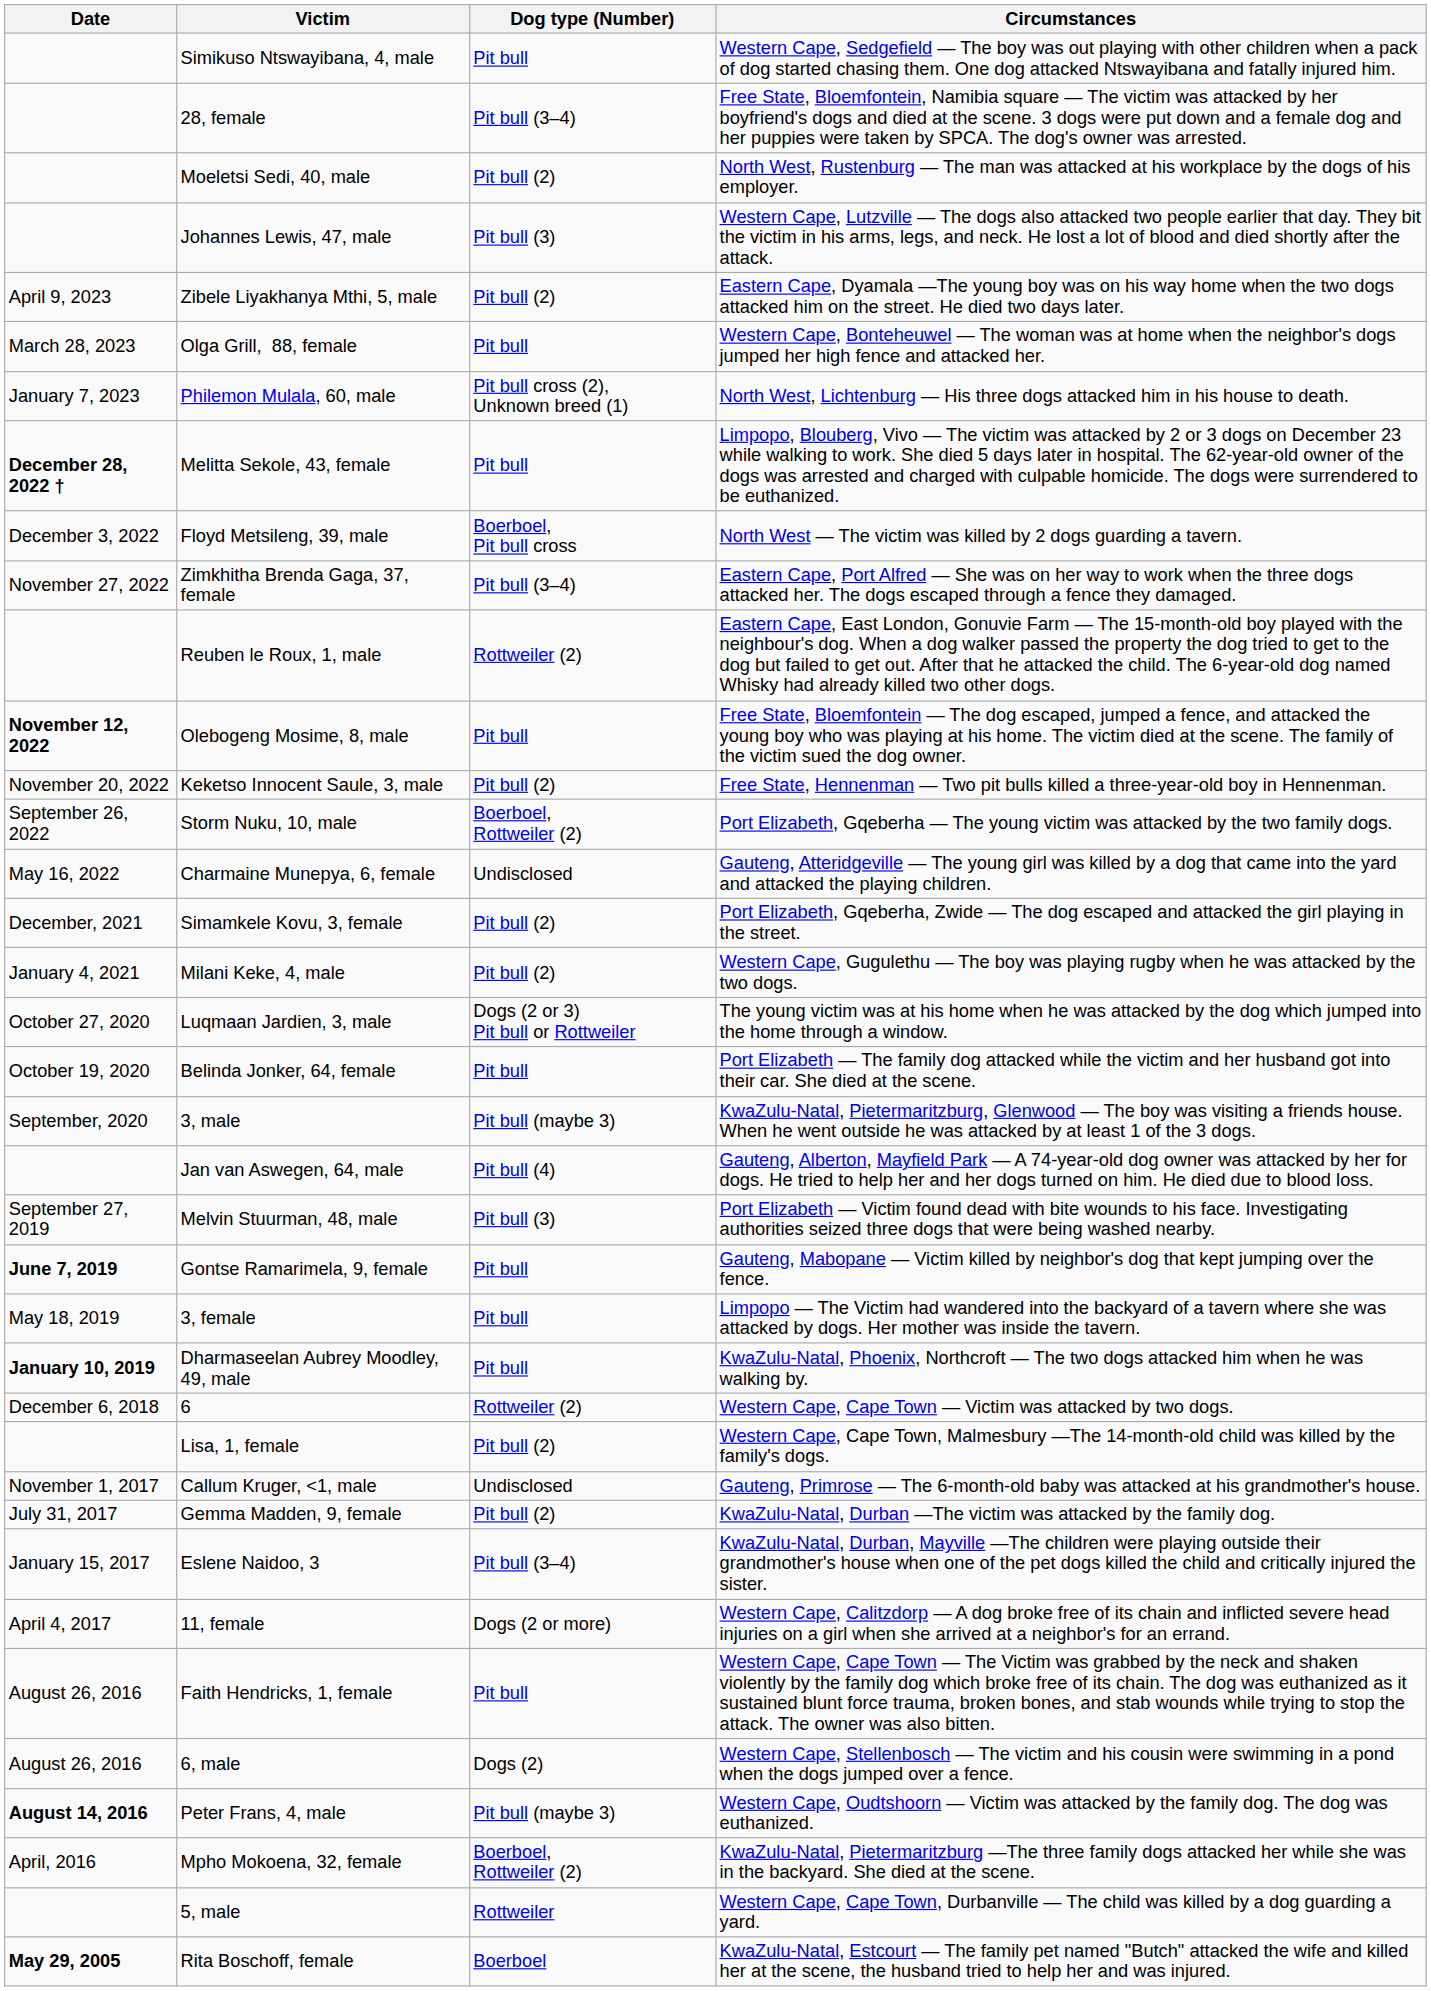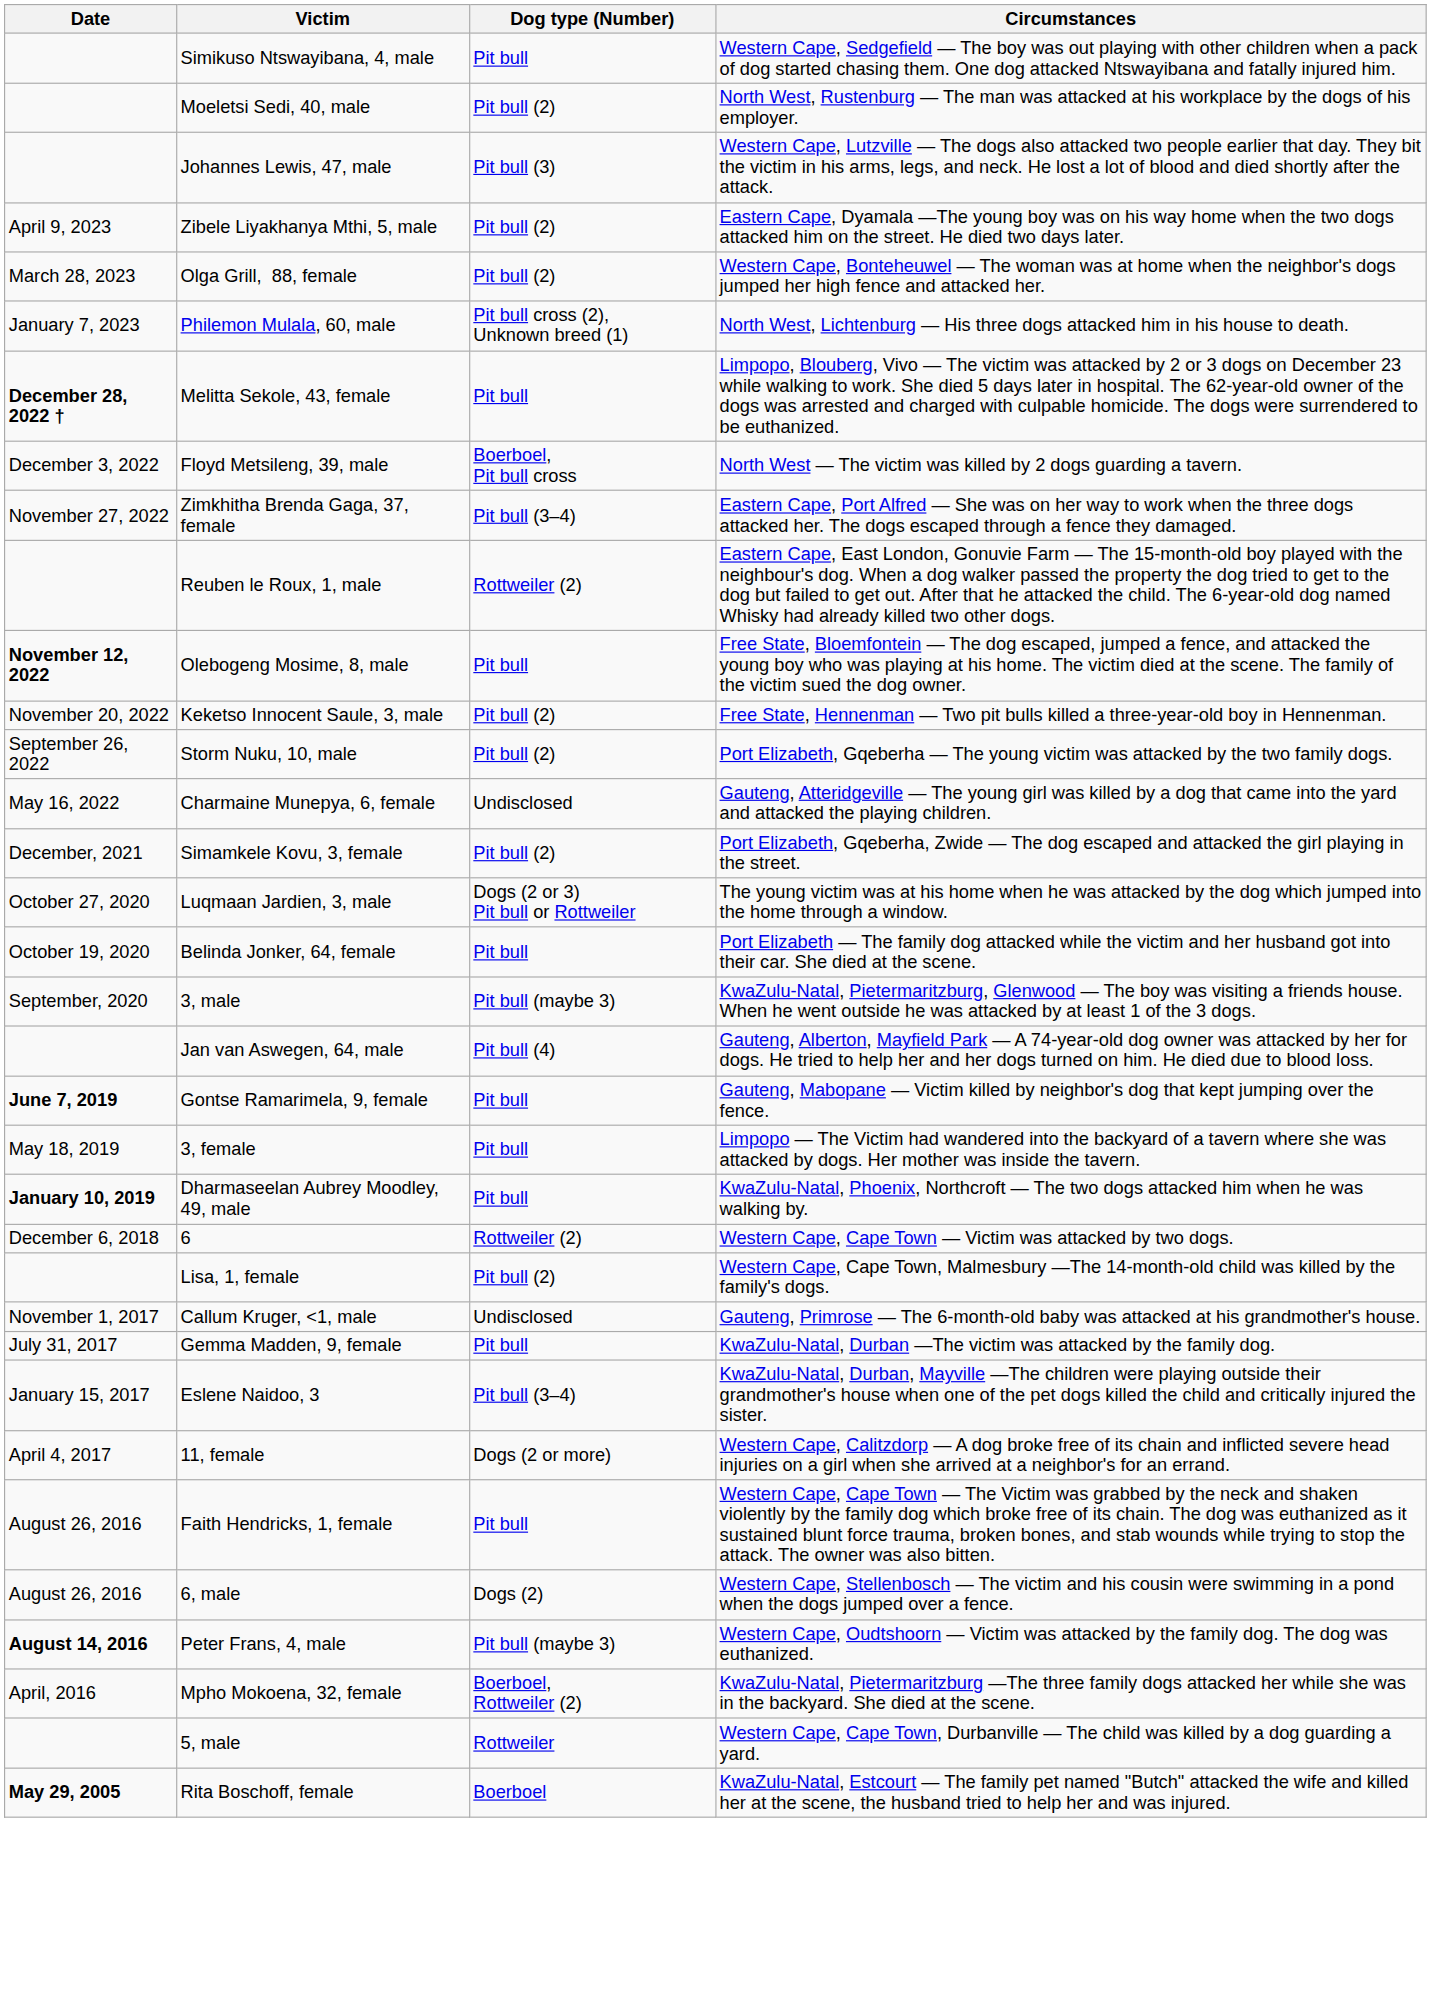- row: (223, 117)
(501, 346) Pit bull -> (514, 276) Pit bull (2)
(528, 824) Boerboel, Rottweiler (2) -> (514, 754) Pit bull (2)
- row: (263, 972)
- row: (289, 1219)
(514, 1514) Pit bull (2) -> (501, 1345) Pit bull
